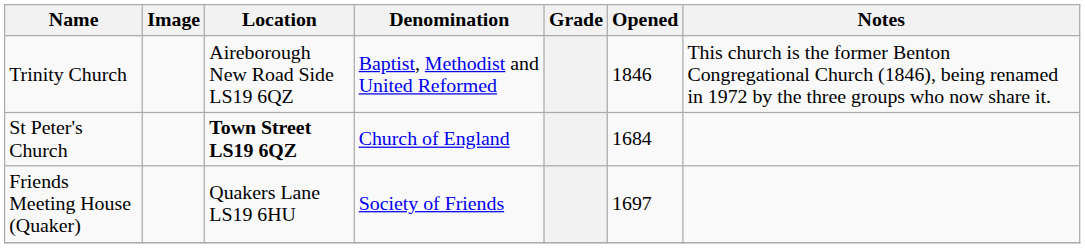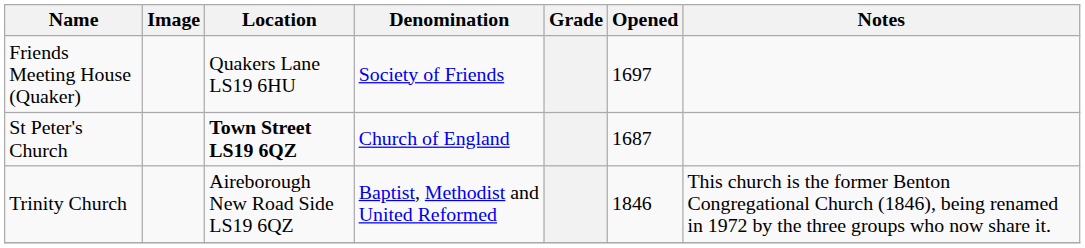rows swapped: (70, 203) <-> (68, 74)
(632, 138) 1684 -> (632, 138) 1687
